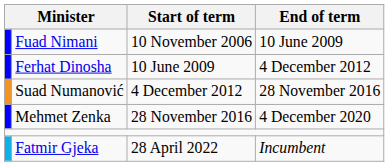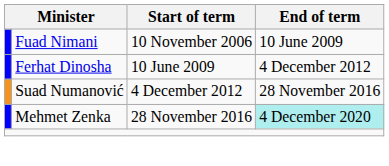(315, 116) no background -> (315, 116) paleturquoise background
- row: (57, 148)
